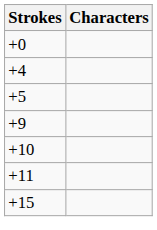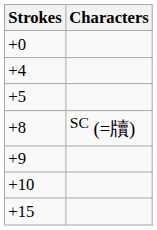+ row: (17, 127)
- row: (21, 176)
